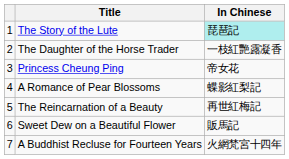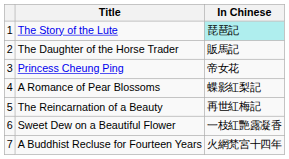(244, 49) 一枝紅艷露凝香 -> (223, 49) 販馬記
(223, 125) 販馬記 -> (244, 125) 一枝紅艷露凝香
